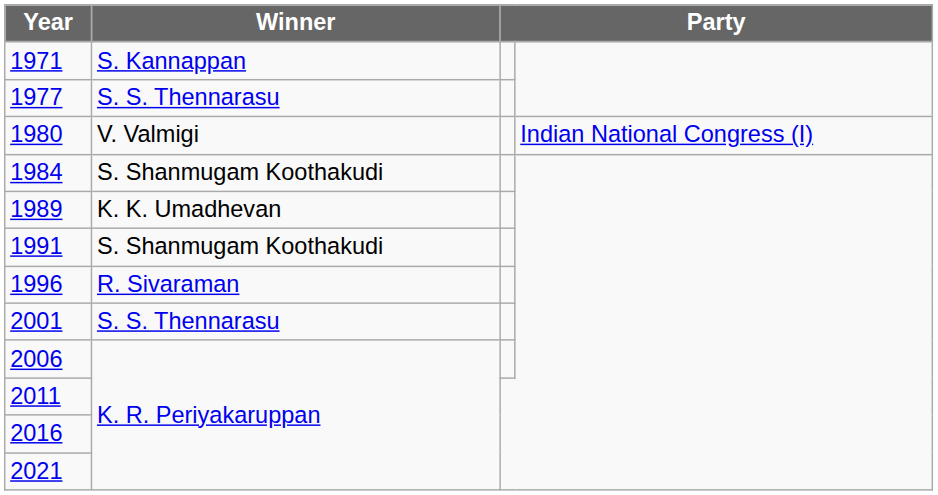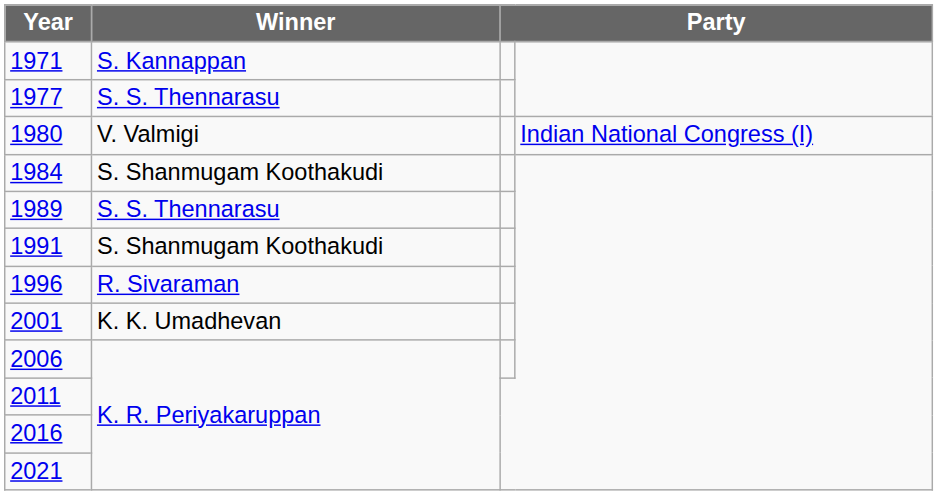(189, 209) K. K. Umadhevan -> (188, 209) S. S. Thennarasu
(188, 321) S. S. Thennarasu -> (189, 321) K. K. Umadhevan
